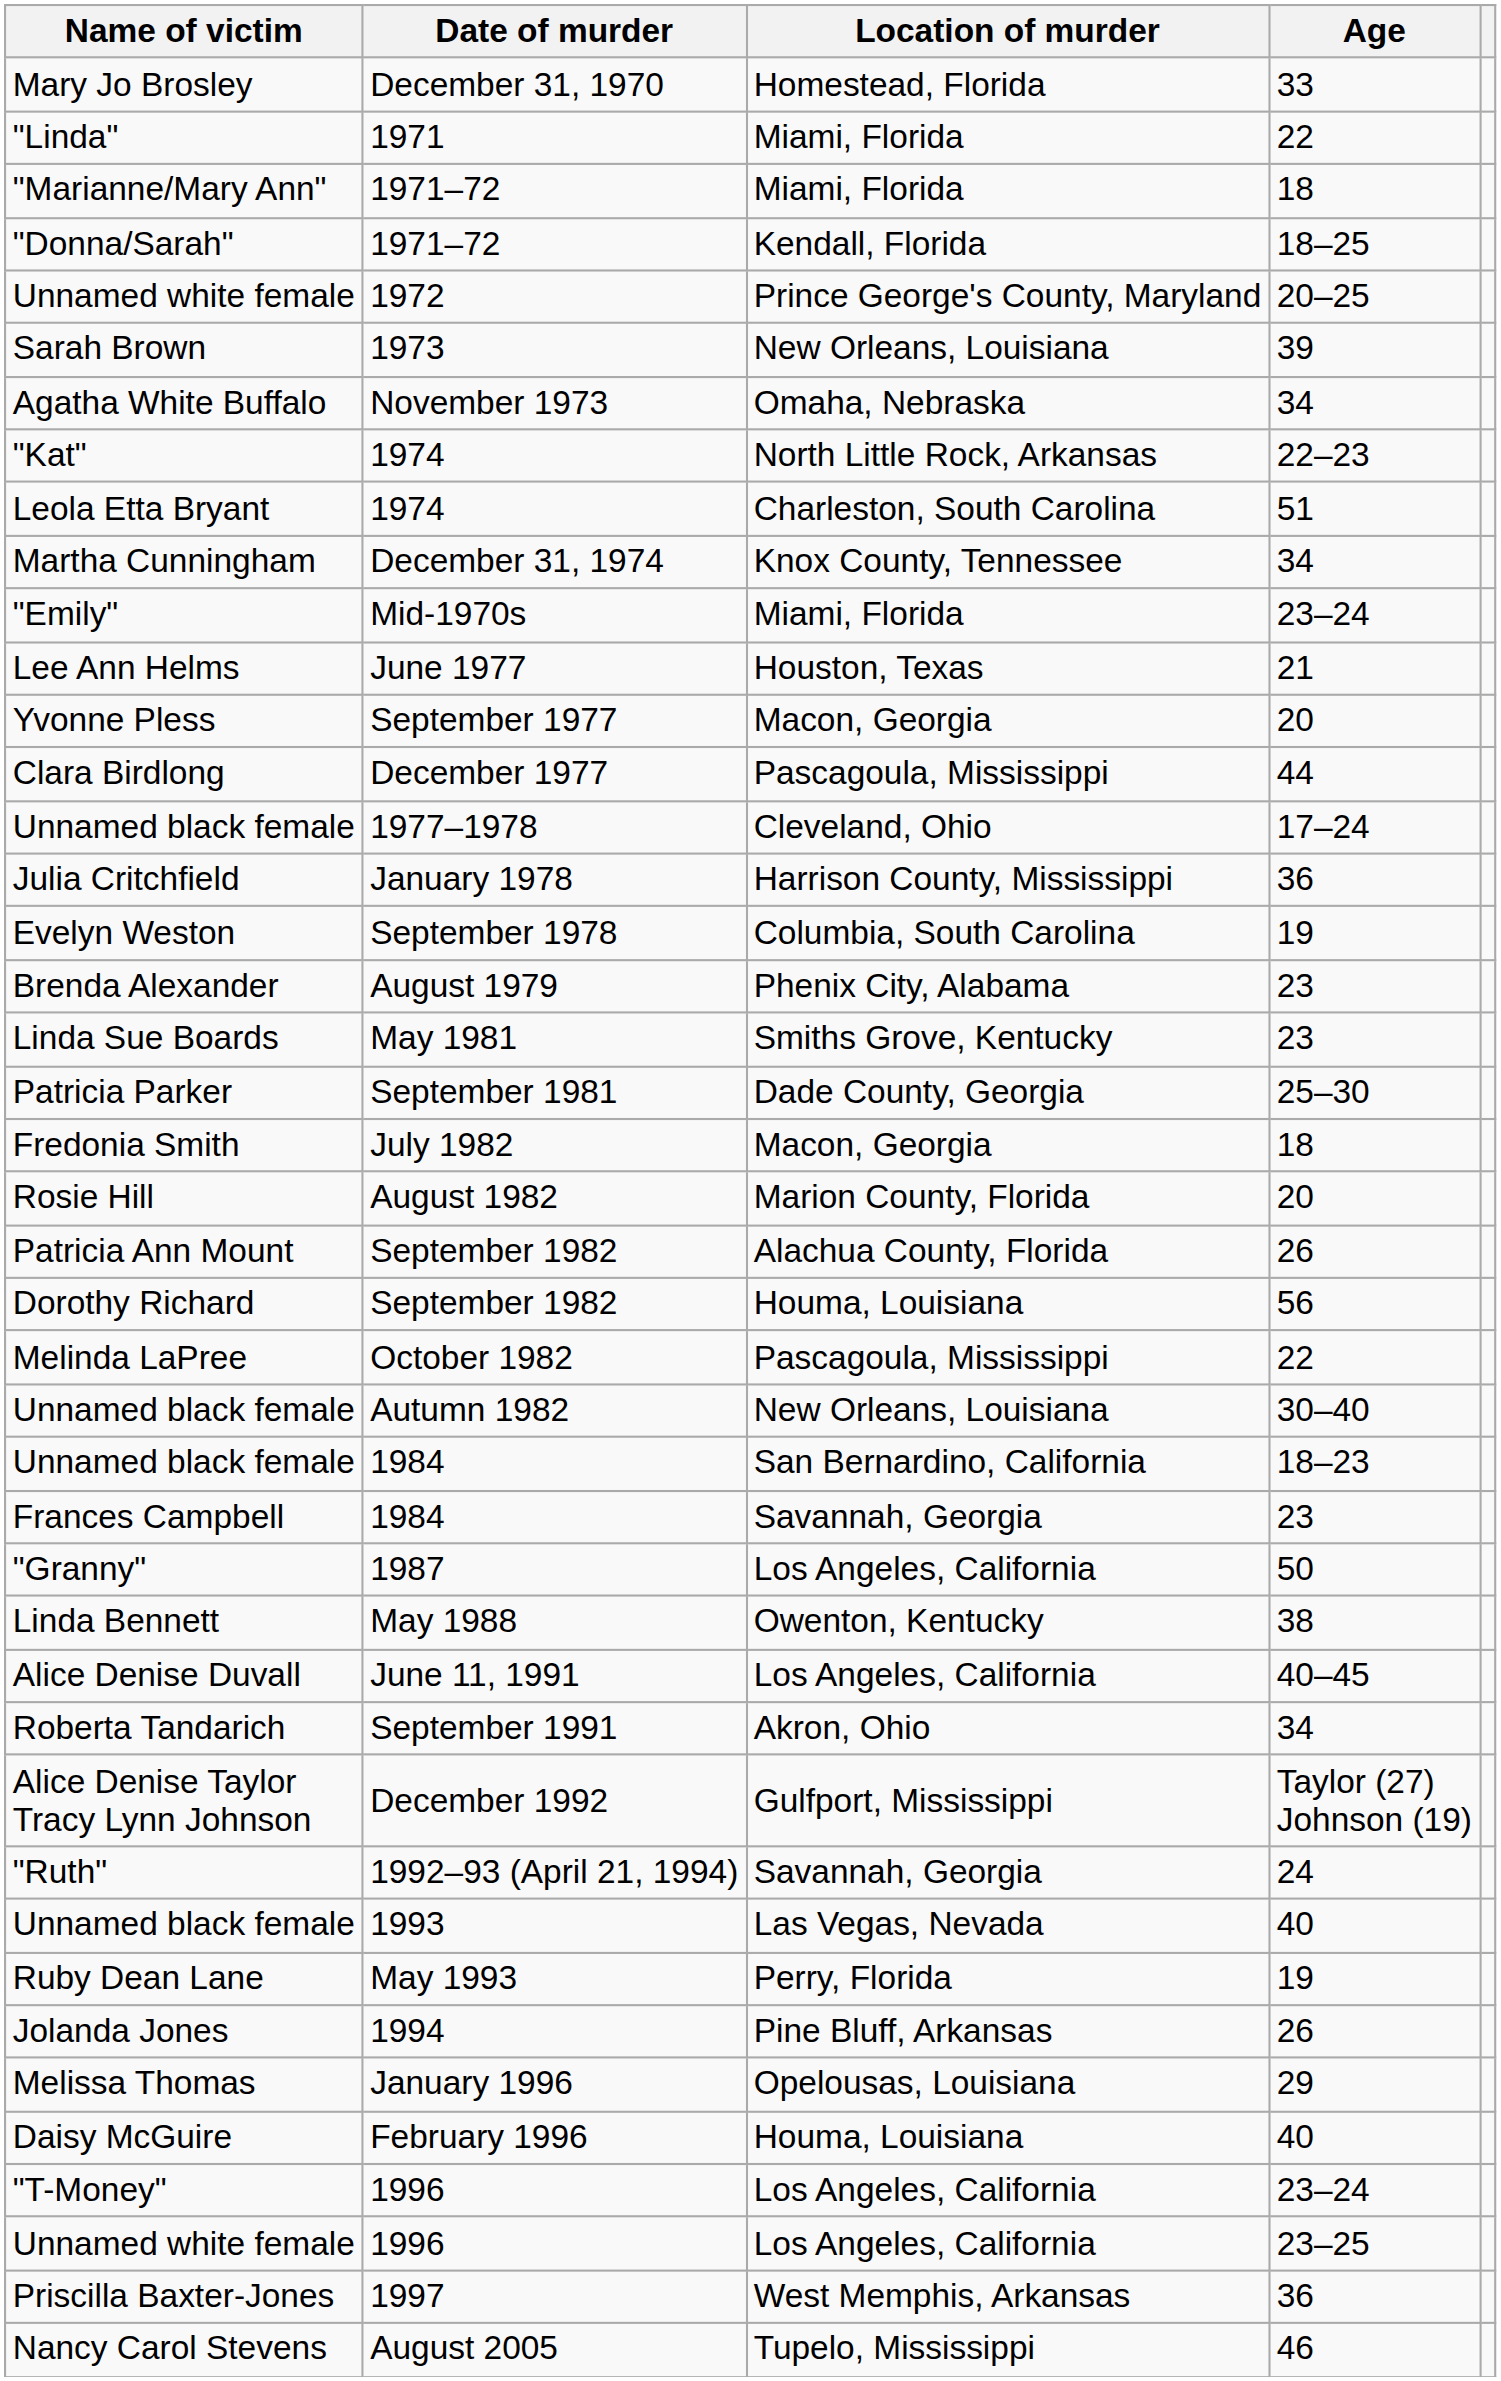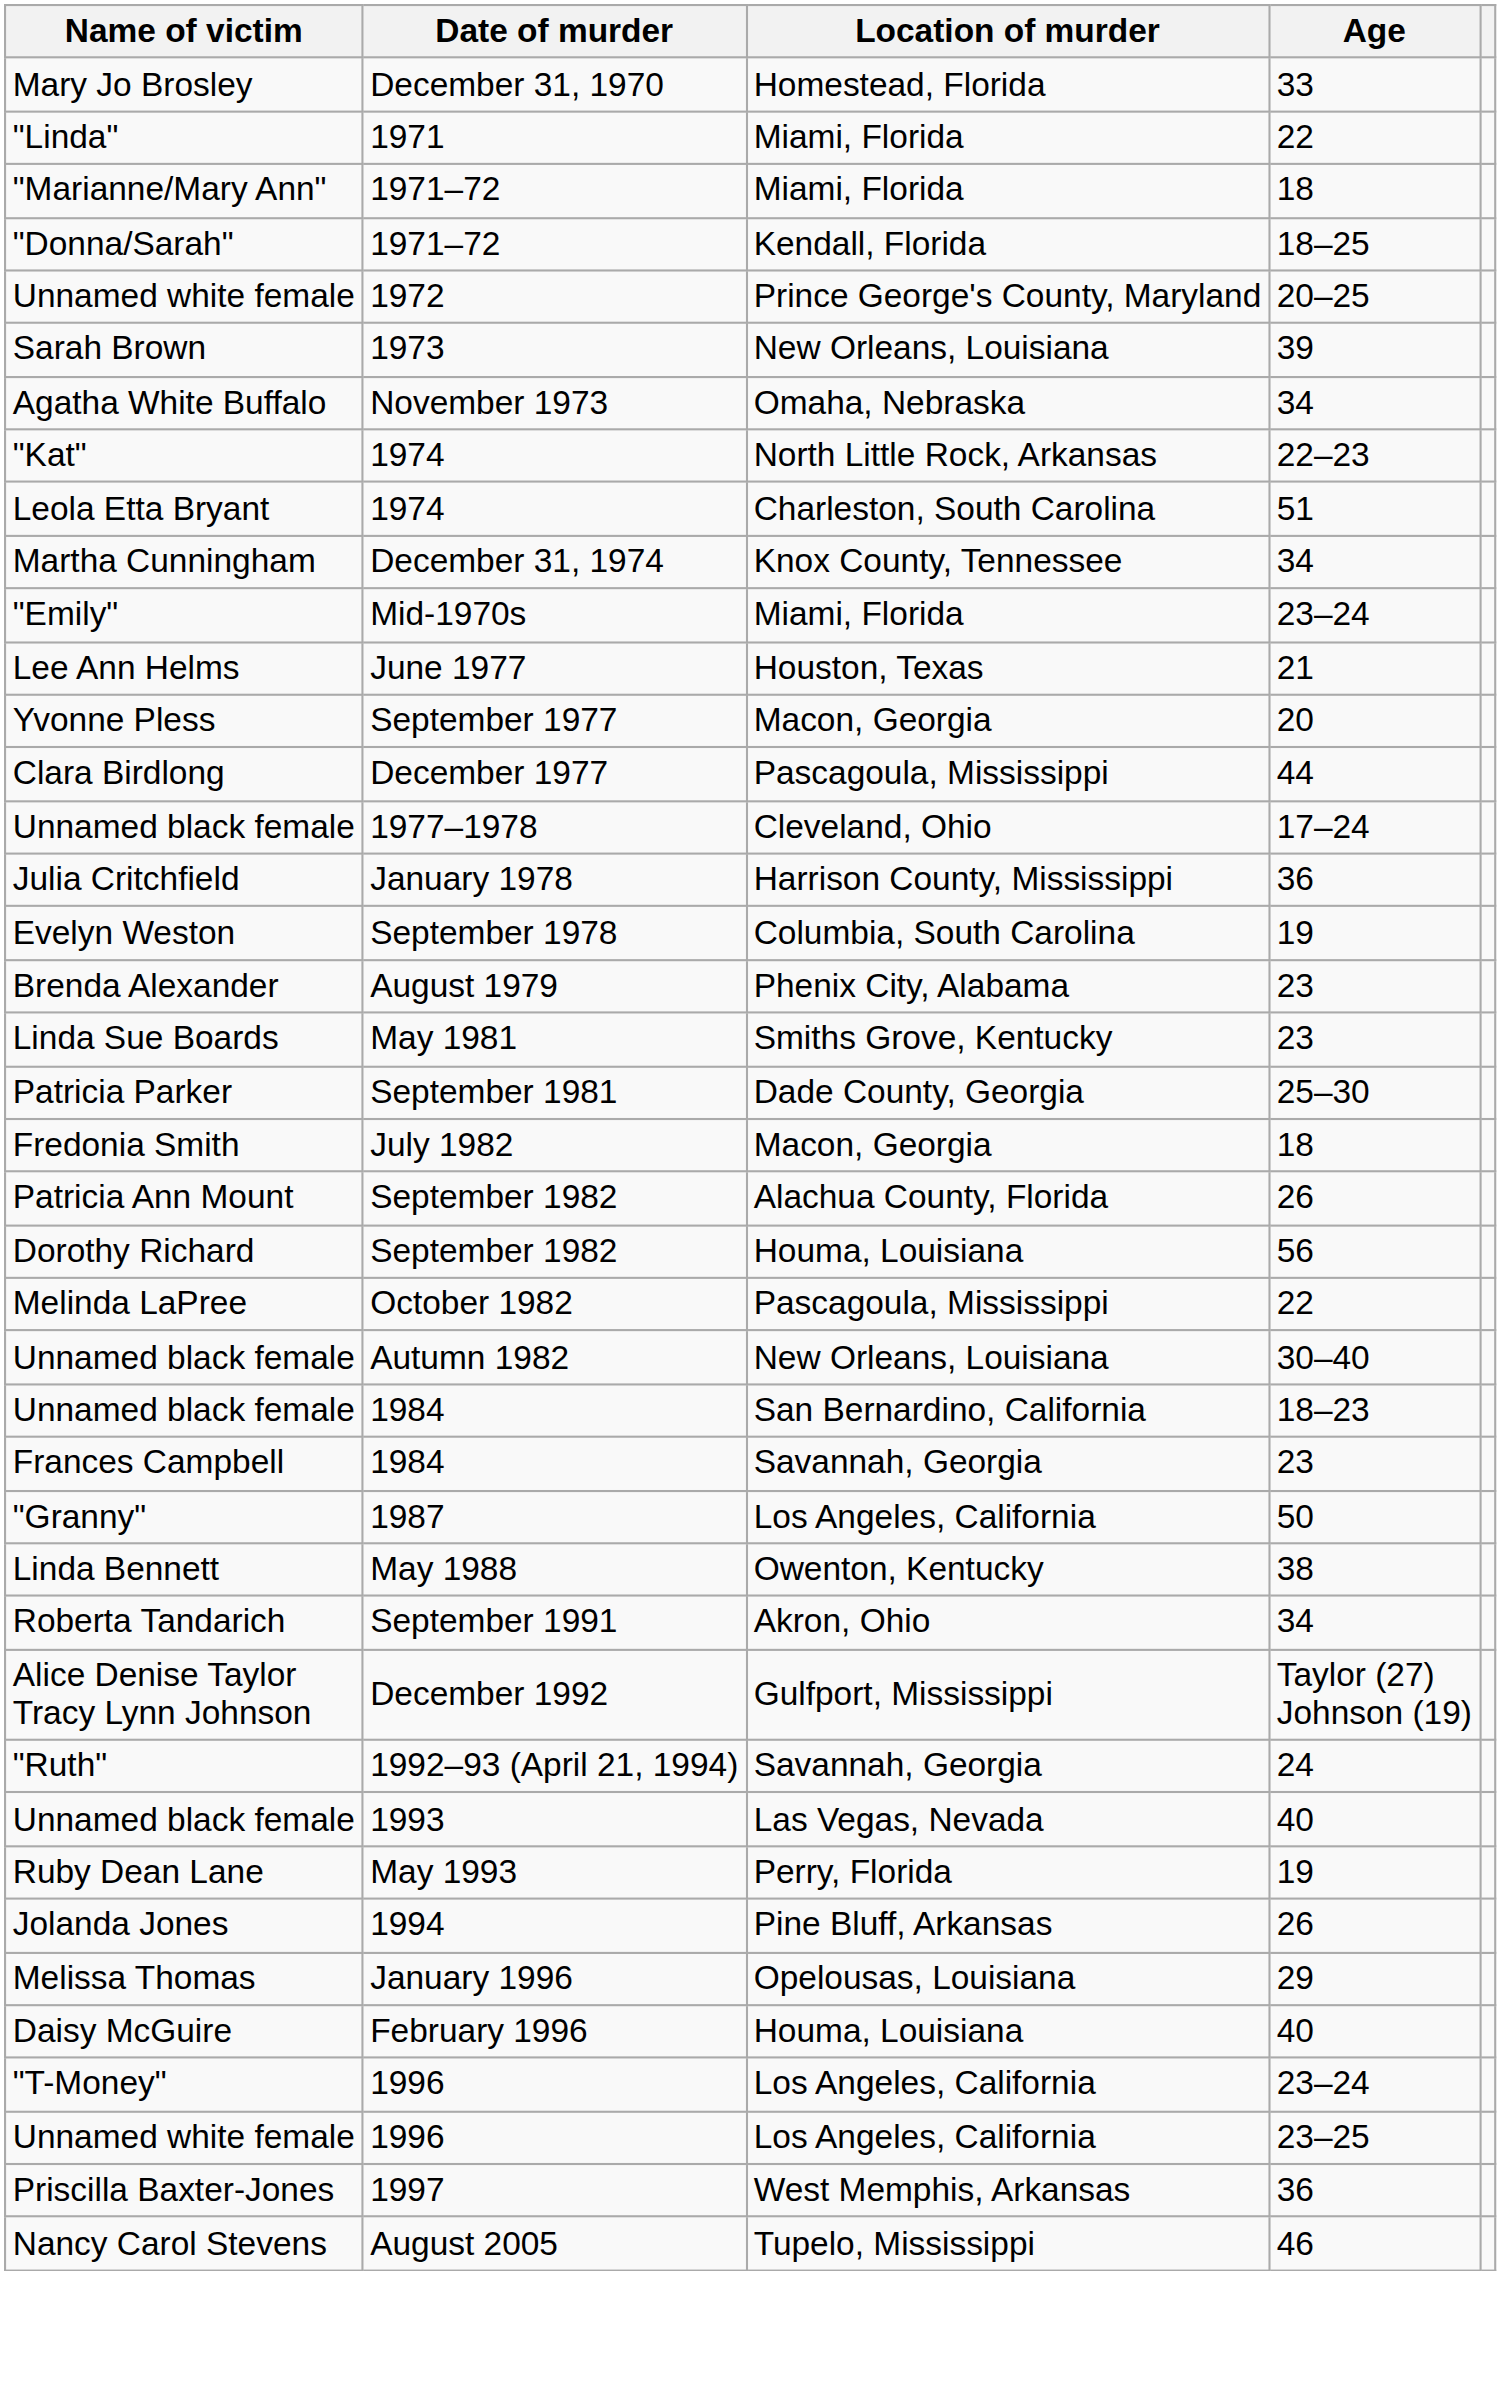- row: (83, 1197)
- row: (157, 1675)
